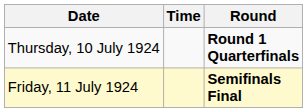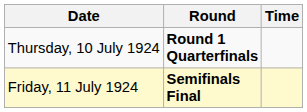columns swapped: (184, 16) <-> (253, 16)
